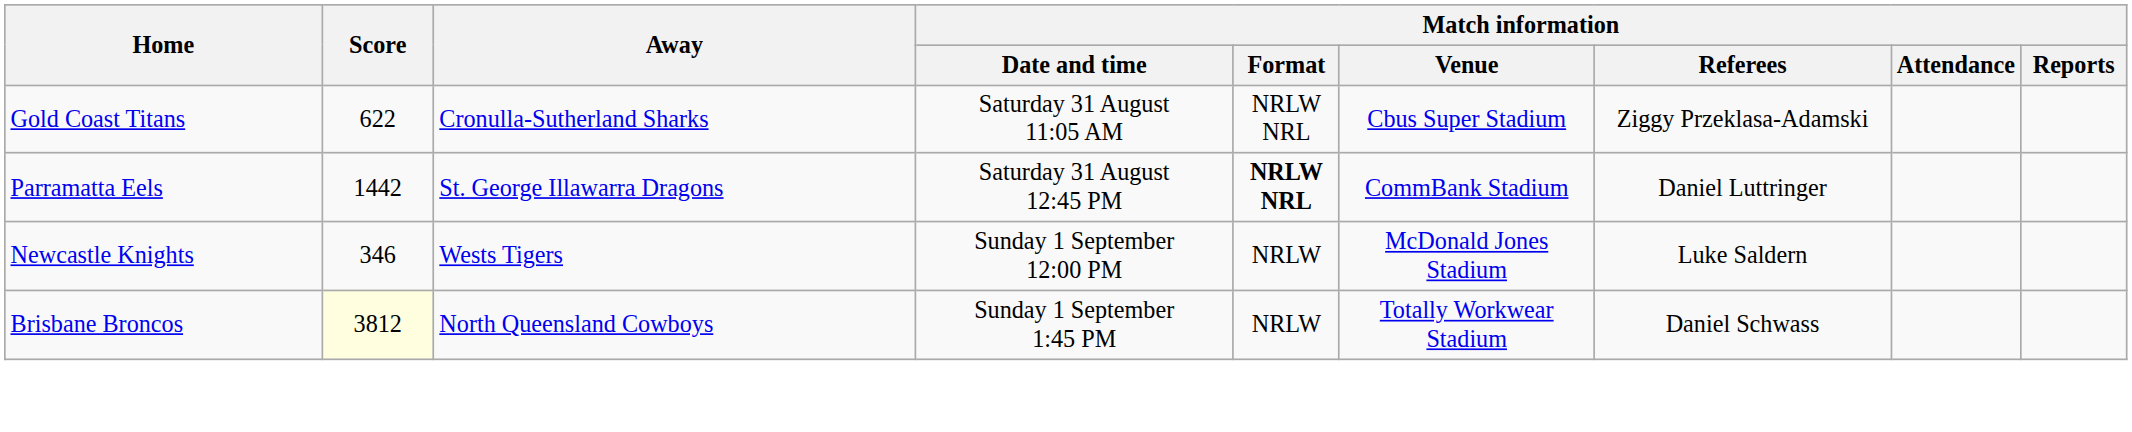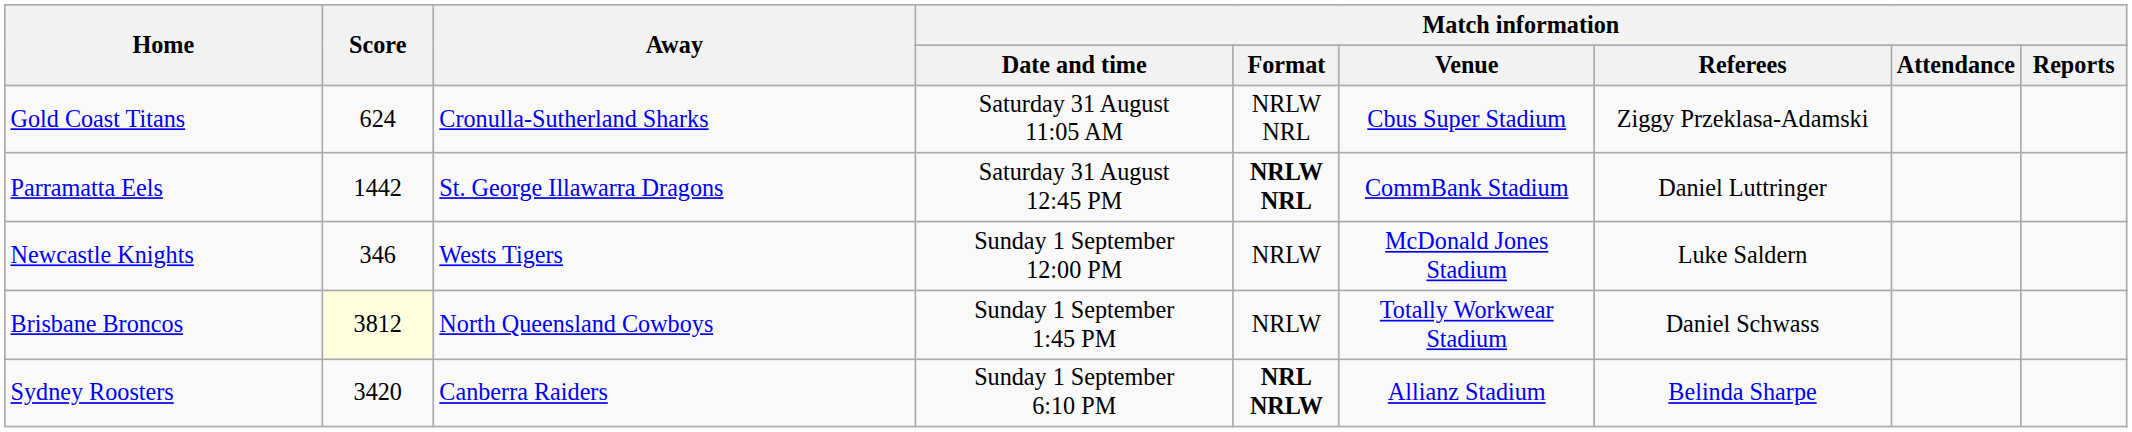(378, 118) 622 -> (378, 118) 624
+ row: (92, 392)
